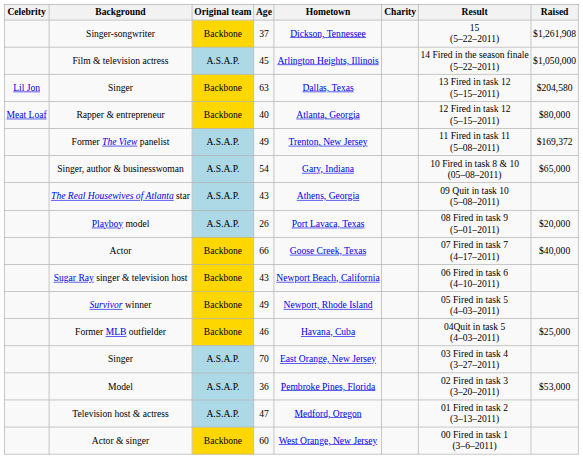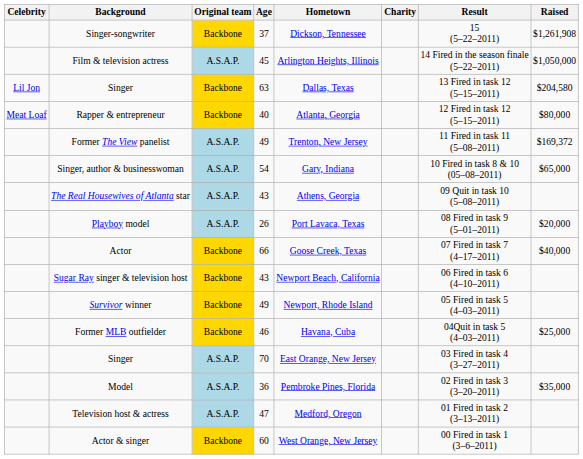(555, 386) $53,000 -> (555, 386) $35,000
